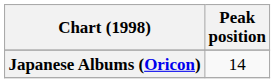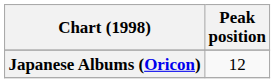(237, 63) 14 -> (237, 63) 12
